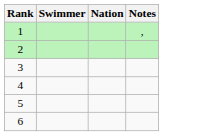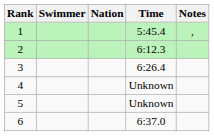+ column: (151, 13)
